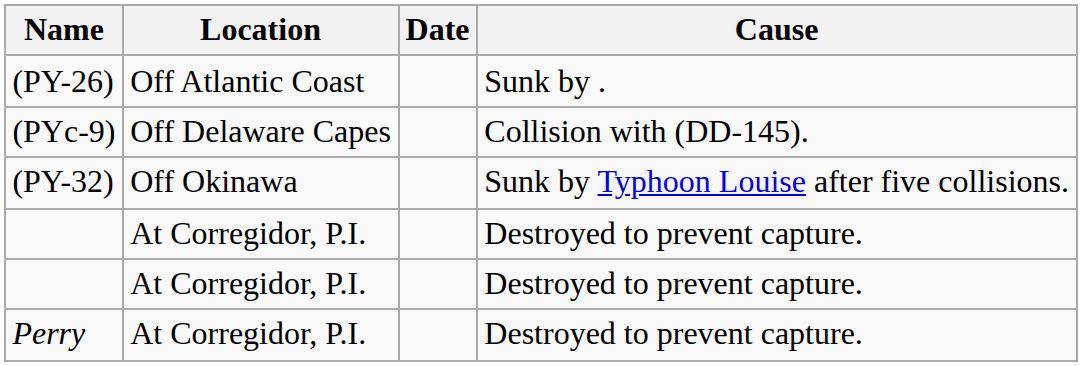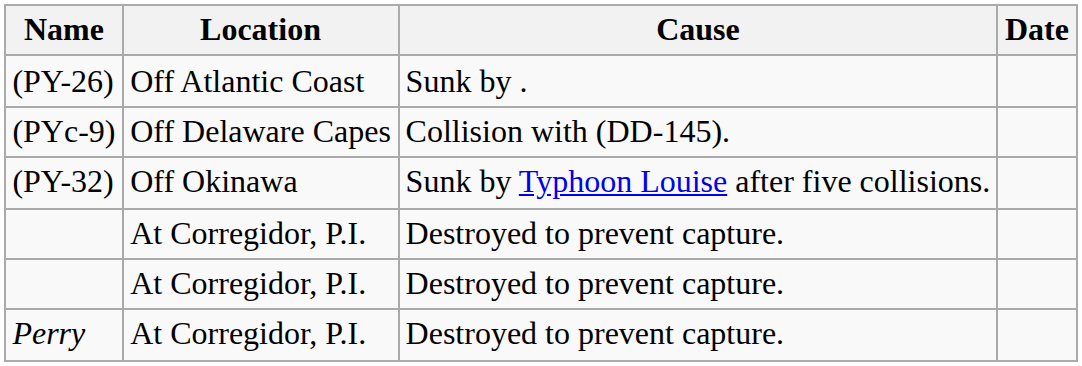columns swapped: (438, 29) <-> (777, 29)
